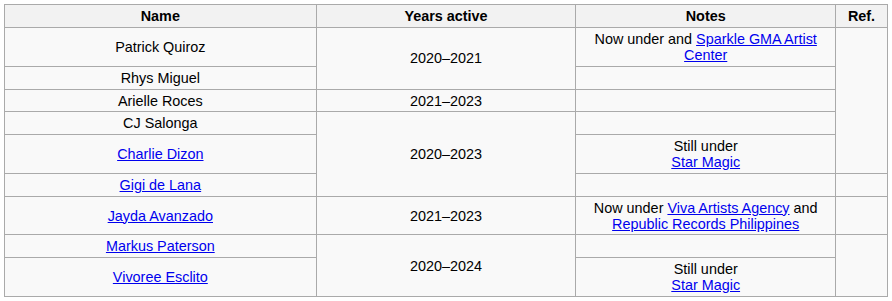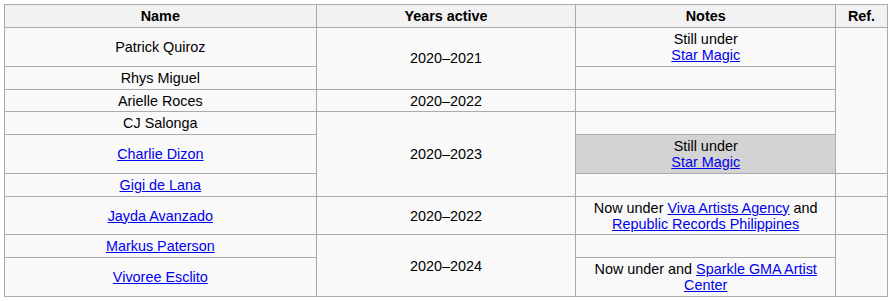(706, 47) Now under and Sparkle GMA Artist Center -> (706, 47) Still under Star Magic
(446, 101) 2021–2023 -> (446, 101) 2020–2022
(706, 154) no background -> (706, 154) lightgrey background
(446, 216) 2021–2023 -> (446, 216) 2020–2022
(706, 277) Still under Star Magic -> (706, 277) Now under and Sparkle GMA Artist Center
